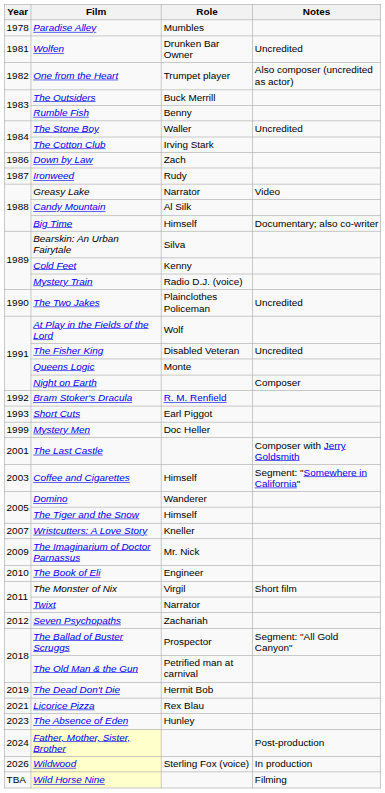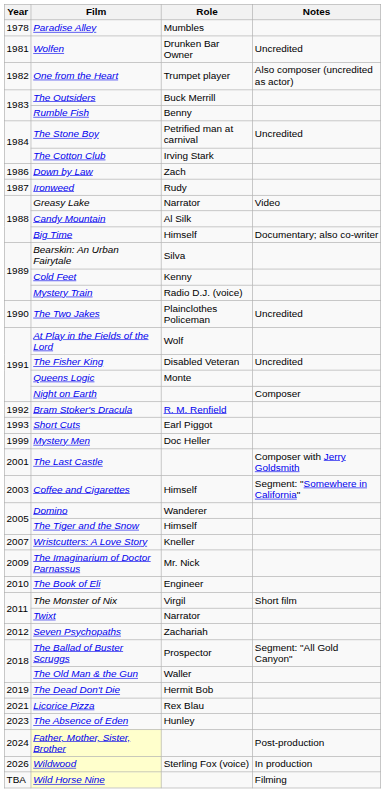(178, 129) Waller -> (198, 134) Petrified man at carnival
(198, 669) Petrified man at carnival -> (178, 674) Waller
